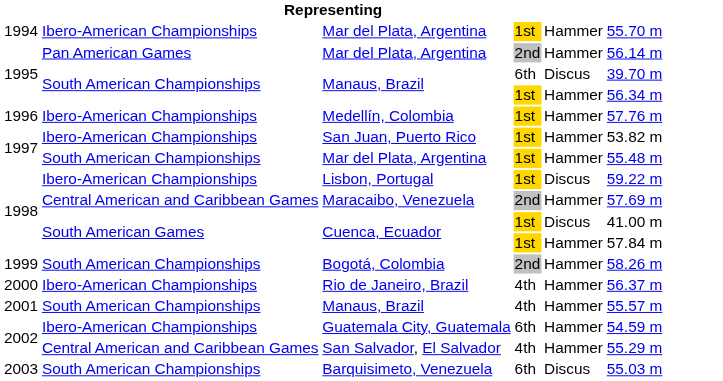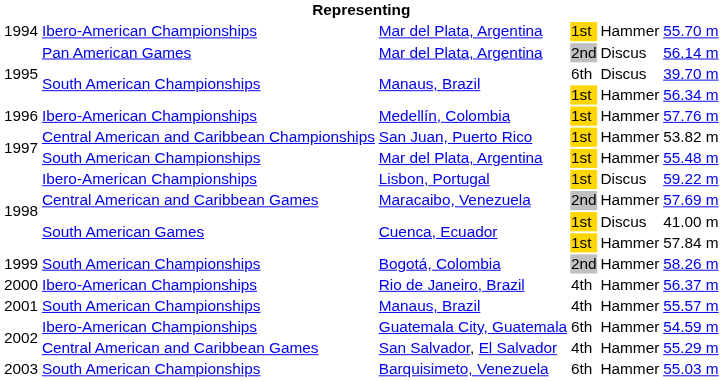(574, 52) Hammer -> (623, 52) Discus
(149, 137) Ibero-American Championships -> (208, 137) Central American and Caribbean Championships
(567, 369) Discus -> (630, 369) Hammer
